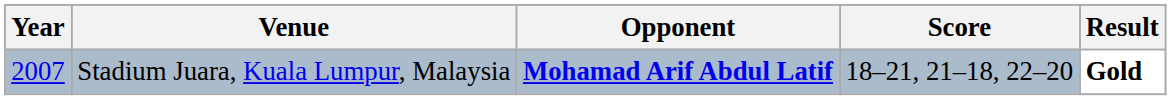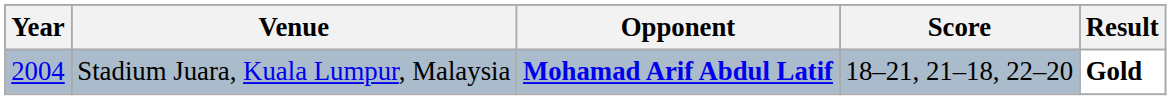(38, 71) 2007 -> (38, 71) 2004
